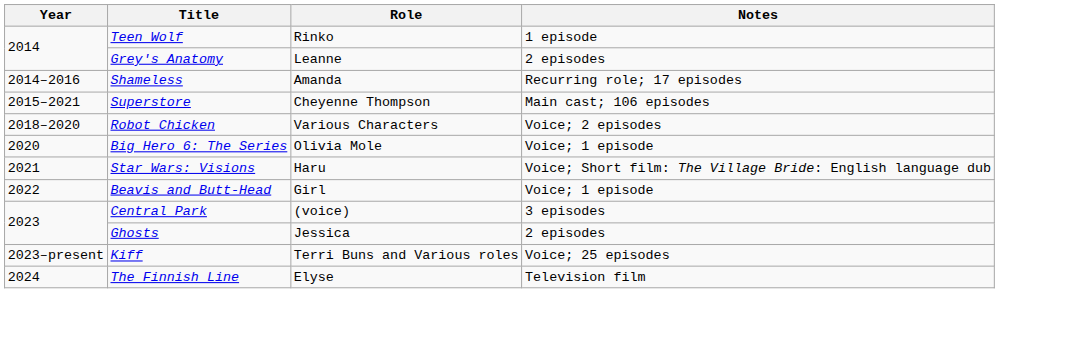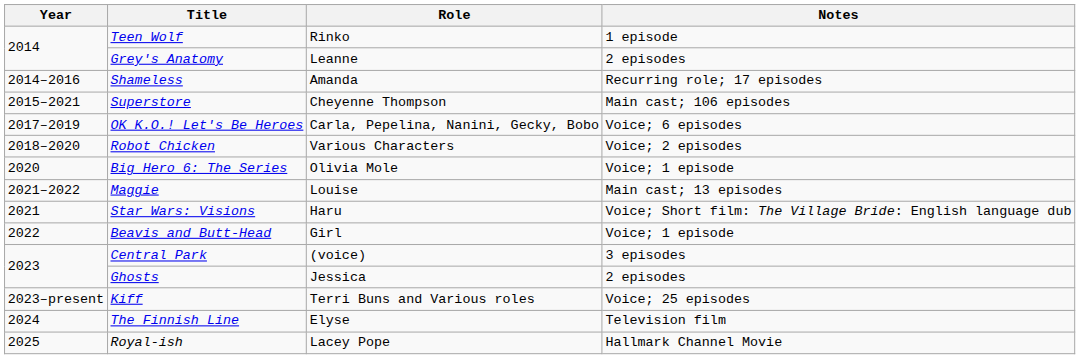+ row: (207, 125)
+ row: (135, 190)
+ row: (147, 343)
